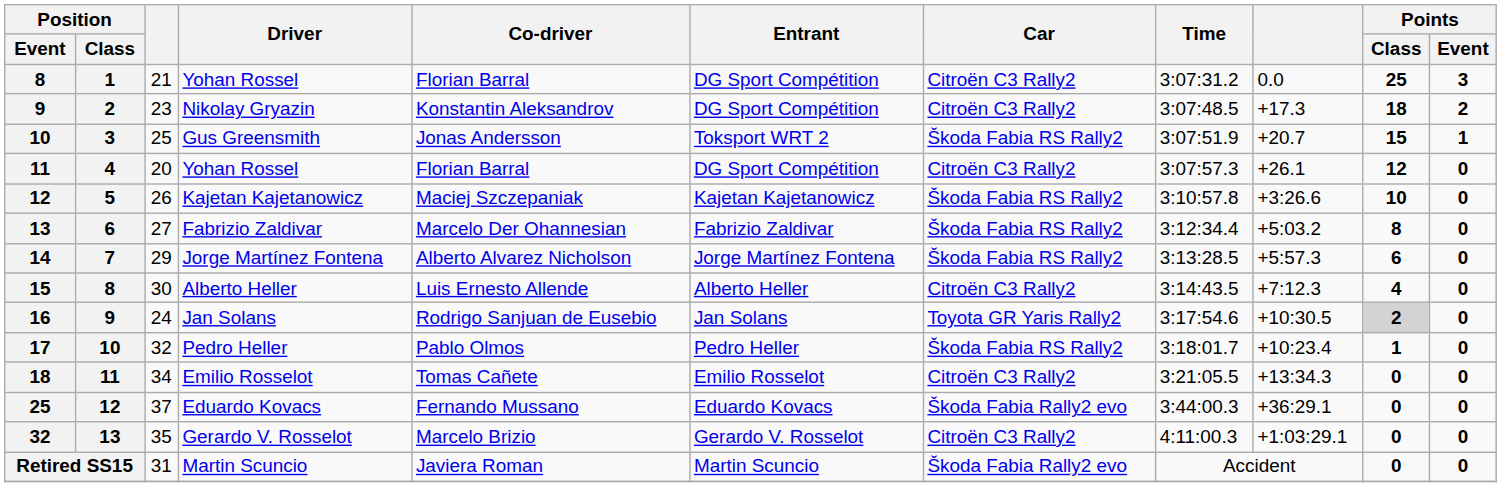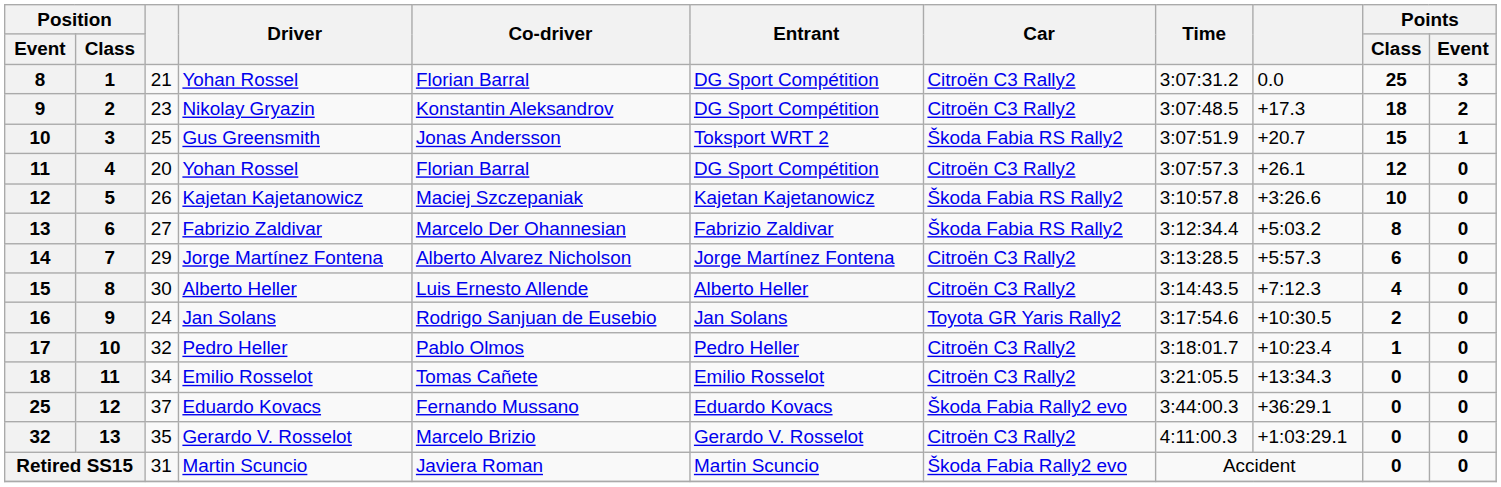(1025, 258) Škoda Fabia RS Rally2 -> (1001, 258) Citroën C3 Rally2
(1396, 317) lightgrey background -> (1396, 317) no background
(1025, 347) Škoda Fabia RS Rally2 -> (1001, 347) Citroën C3 Rally2
